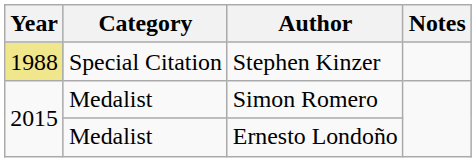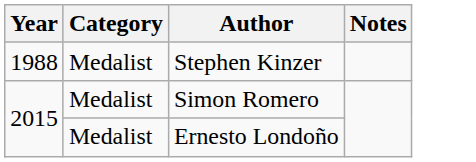(34, 61) khaki background -> (34, 61) no background
(145, 61) Special Citation -> (111, 61) Medalist
